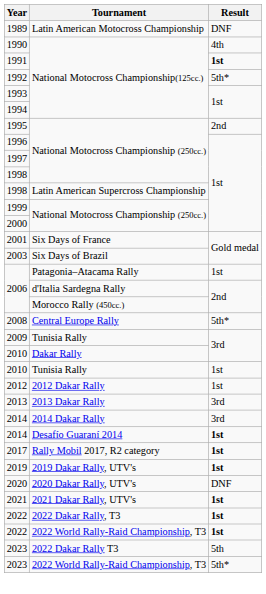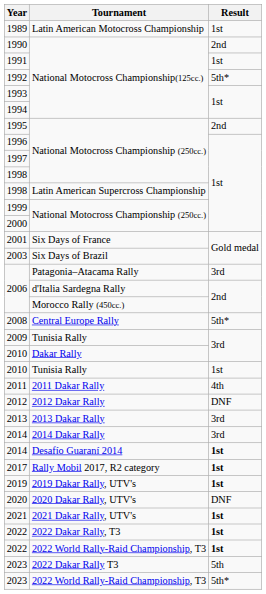(221, 28) DNF -> (217, 28) 1st
(217, 45) 4th -> (219, 45) 2nd
(217, 61) bold -> (217, 61) normal
(217, 272) 1st -> (218, 272) 3rd
+ row: (17, 386)
(217, 386) 1st -> (221, 402) DNF
